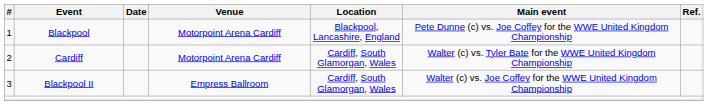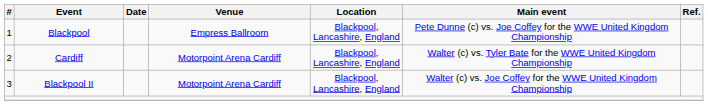(229, 32) Motorpoint Arena Cardiff -> (229, 32) Empress Ballroom
(356, 57) Cardiff, South Glamorgan, Wales -> (356, 57) Blackpool, Lancashire, England
(229, 83) Empress Ballroom -> (229, 83) Motorpoint Arena Cardiff
(356, 83) Cardiff, South Glamorgan, Wales -> (356, 83) Blackpool, Lancashire, England
